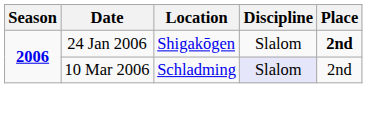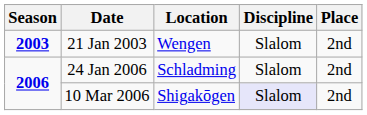+ row: (107, 43)
(196, 43) Shigakōgen -> (197, 69) Schladming
(339, 43) bold -> (339, 69) normal
(197, 69) Schladming -> (196, 95) Shigakōgen
